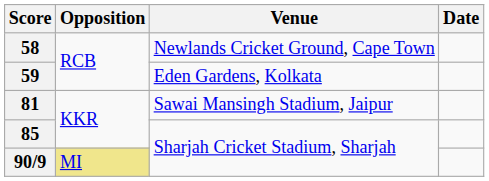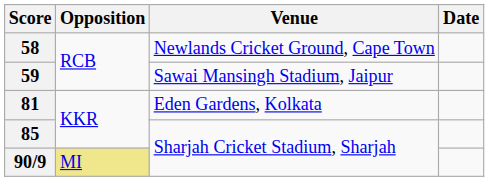(238, 76) Eden Gardens, Kolkata -> (273, 76) Sawai Mansingh Stadium, Jaipur
(273, 104) Sawai Mansingh Stadium, Jaipur -> (238, 104) Eden Gardens, Kolkata
